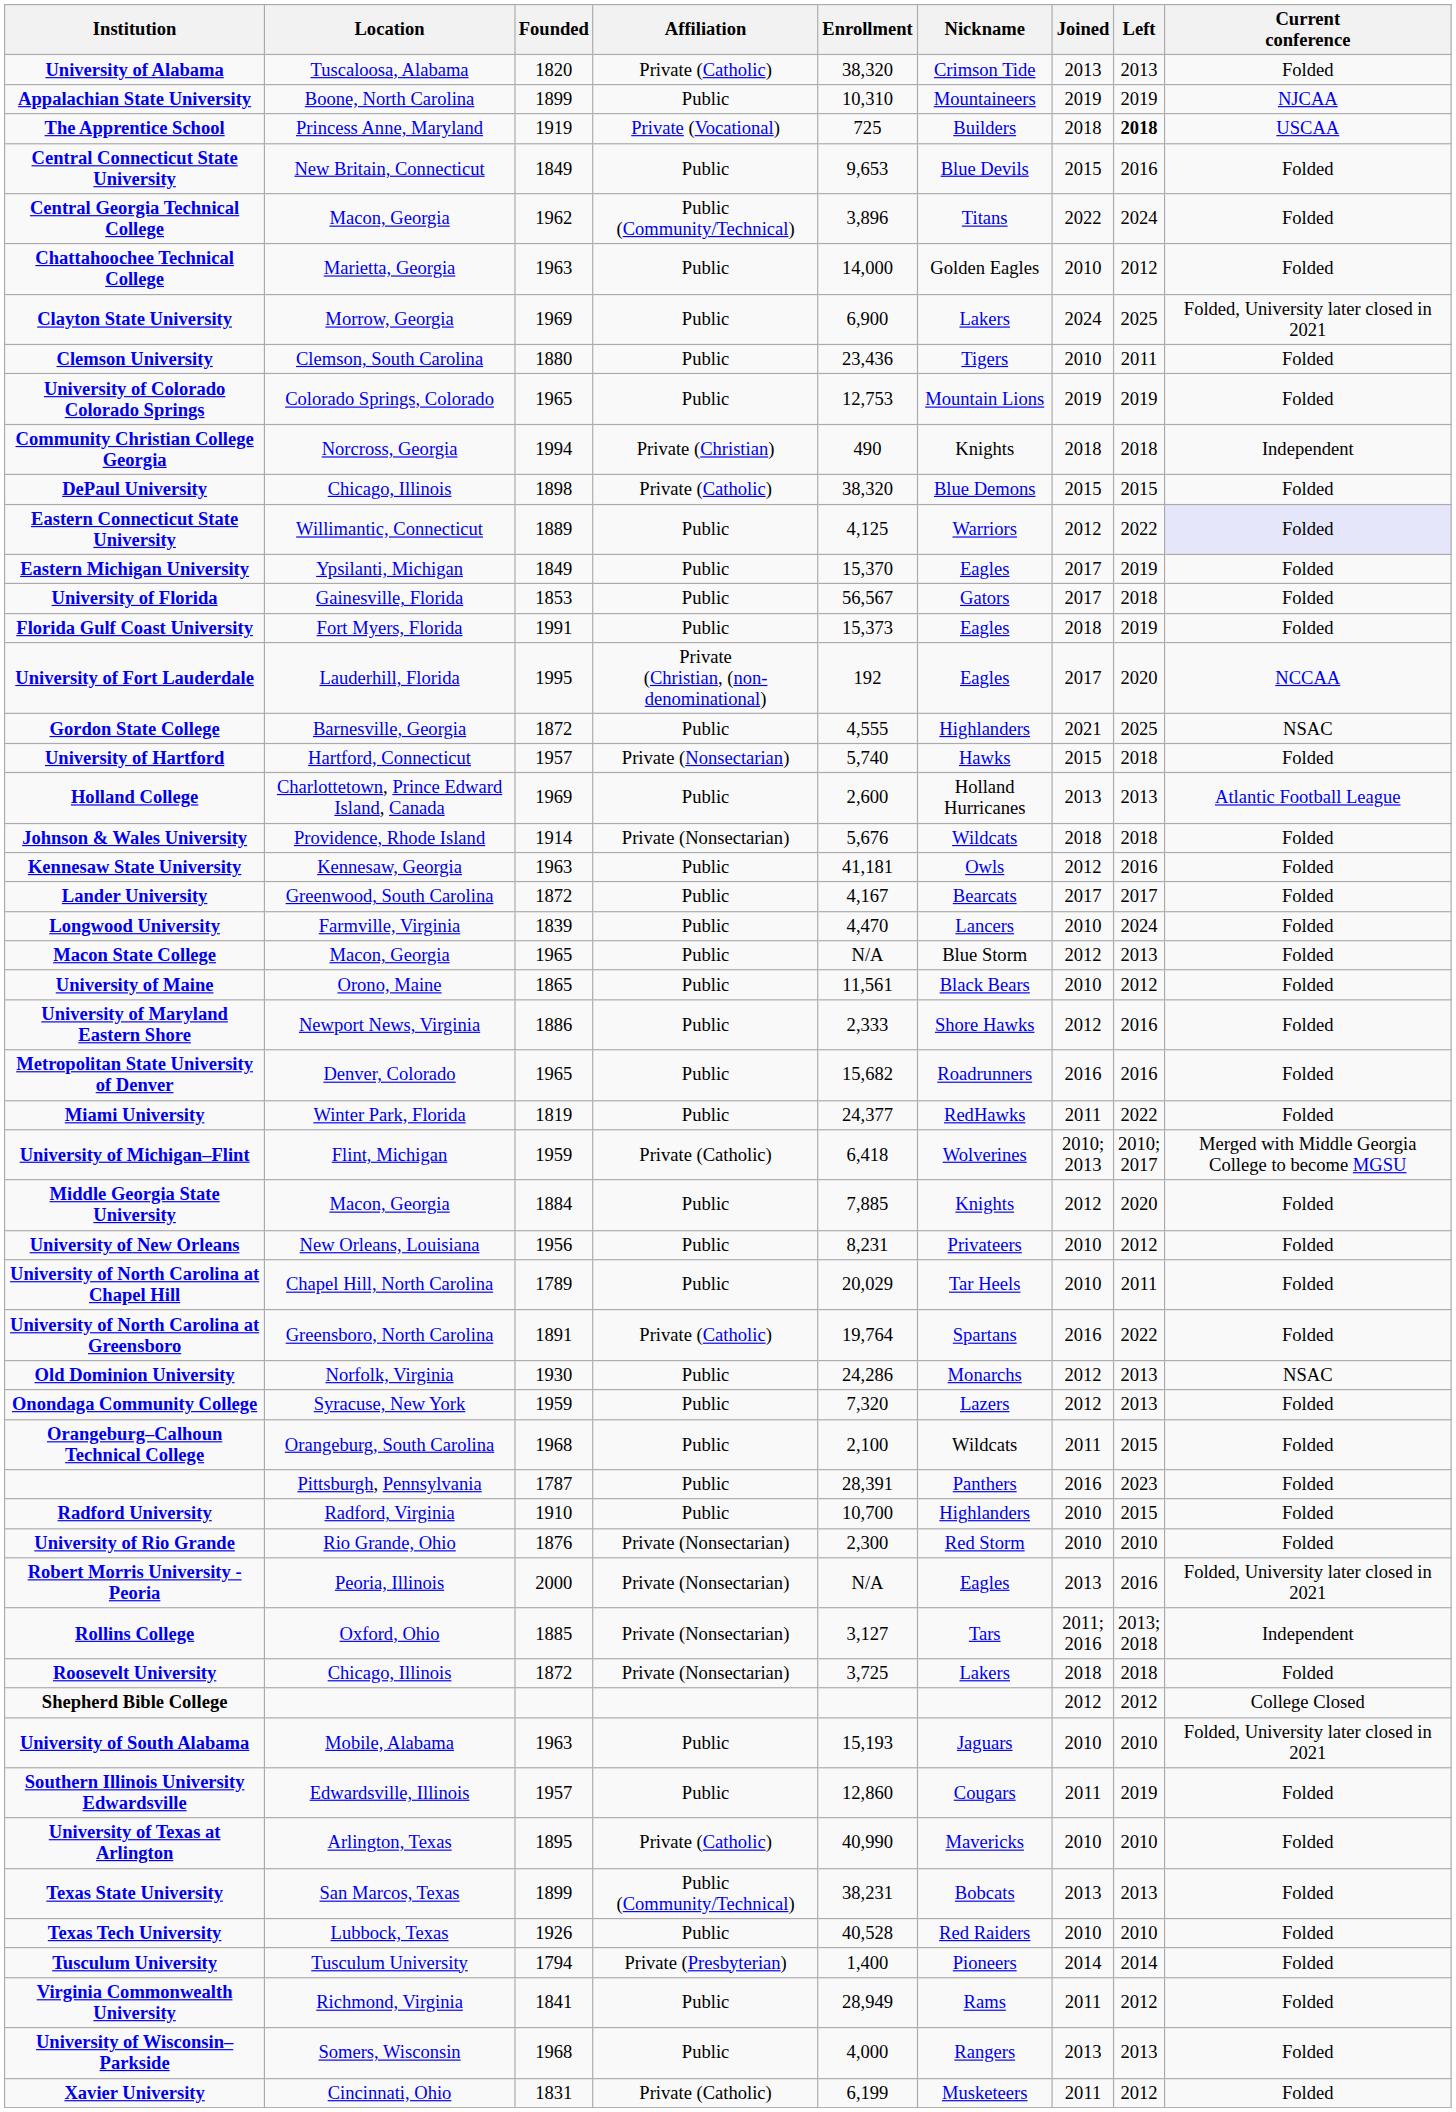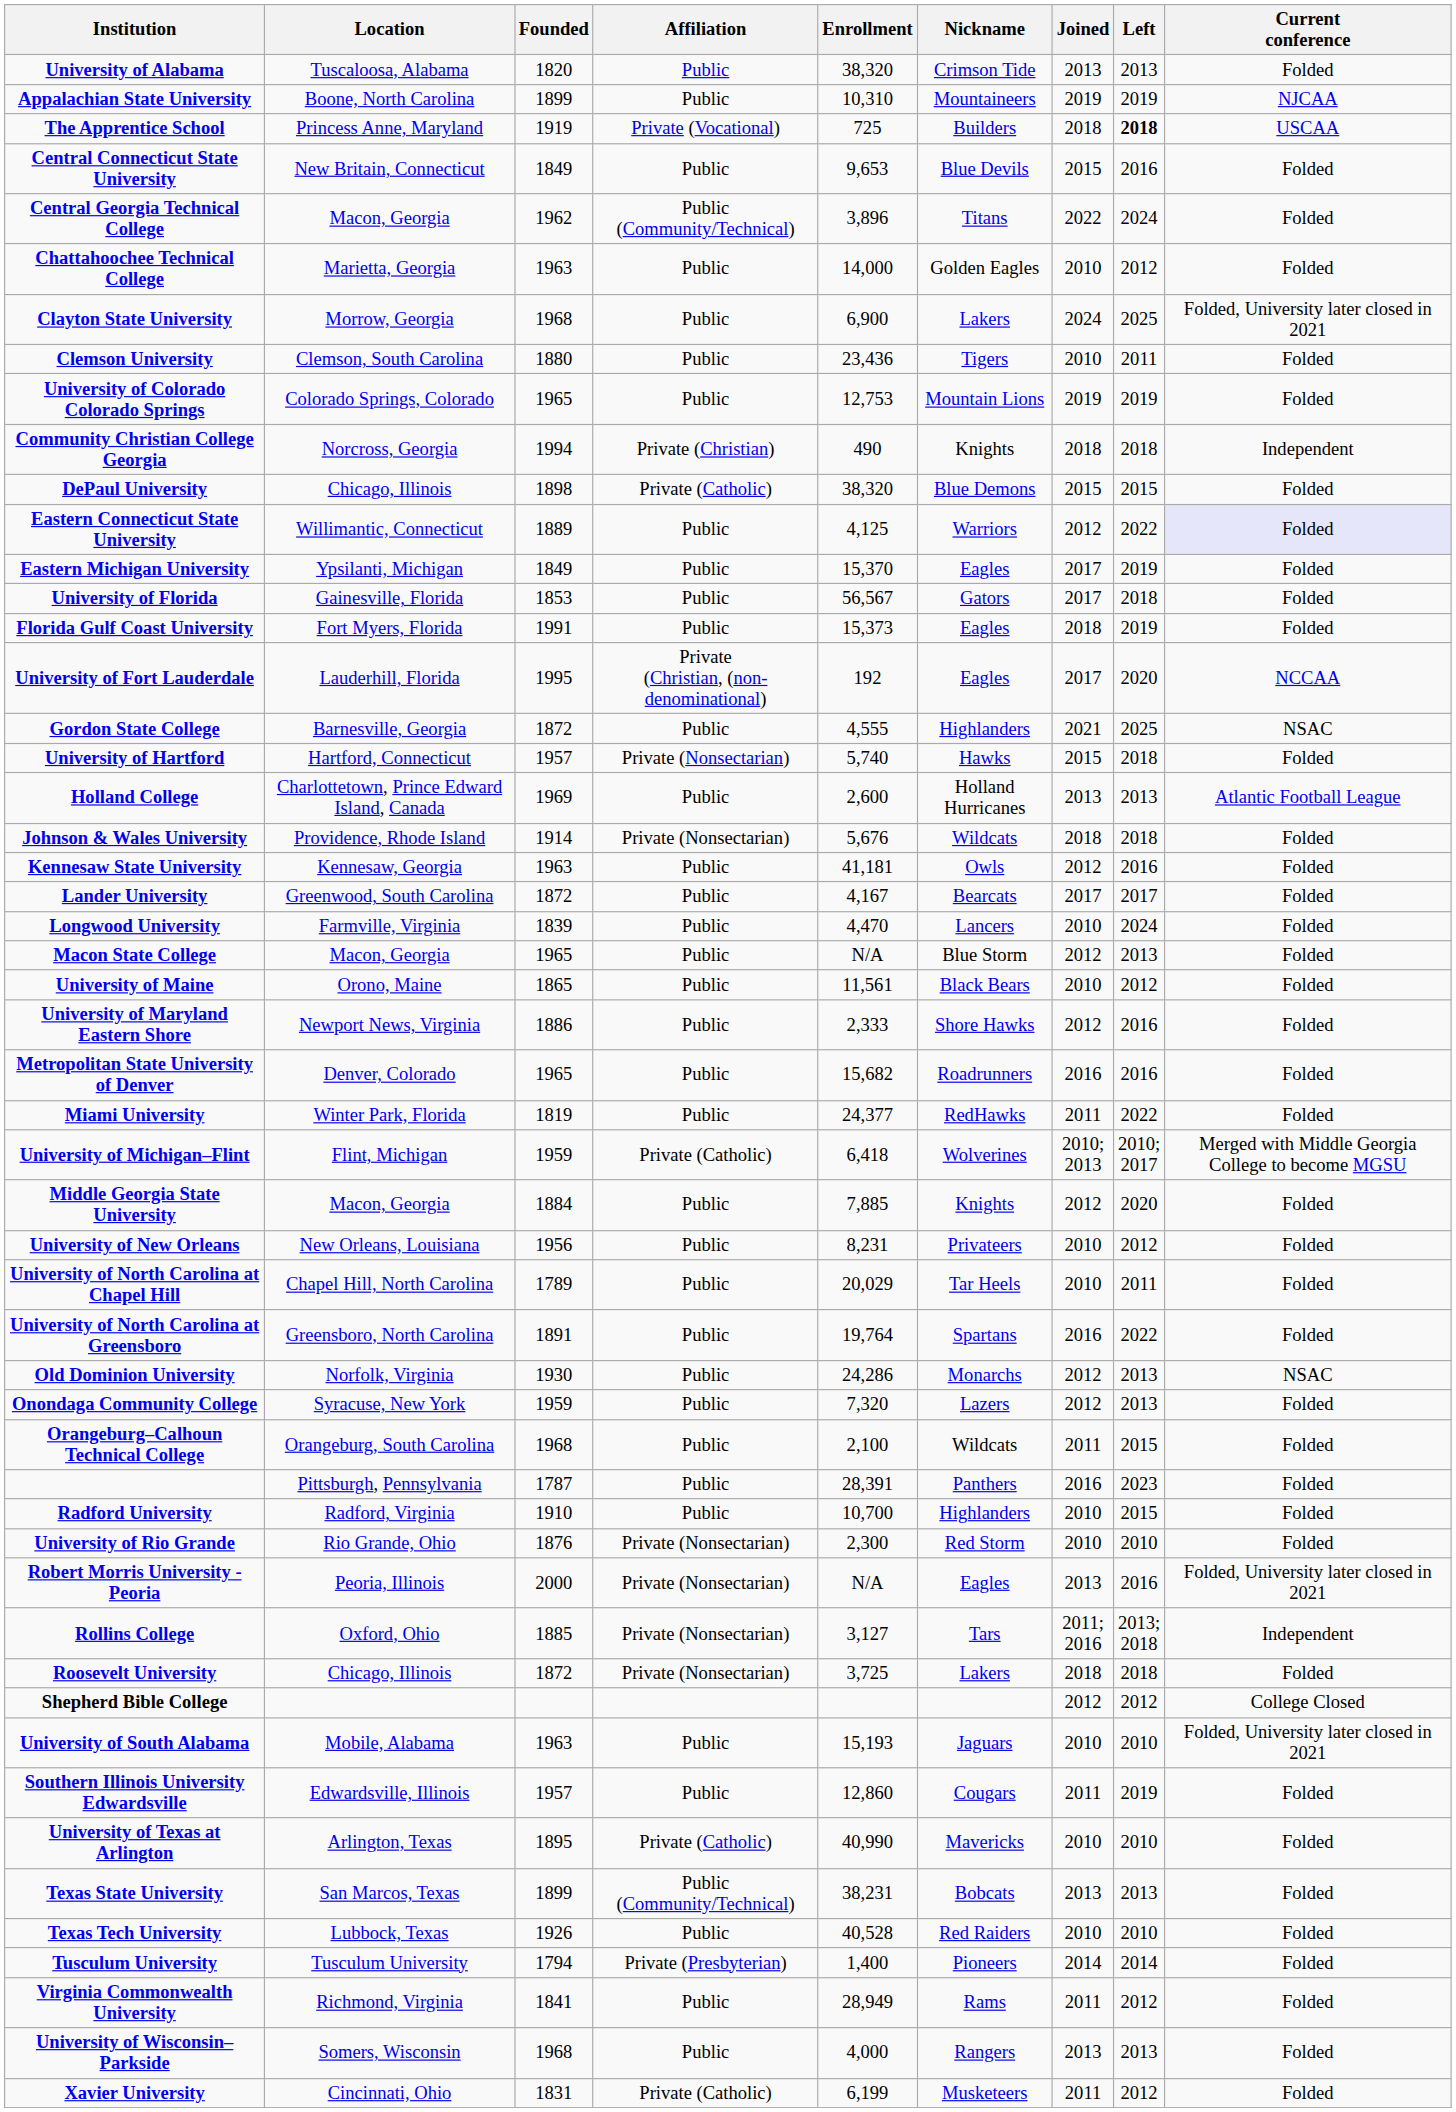(706, 69) Private (Catholic) -> (706, 69) Public
(554, 319) 1969 -> (554, 319) 1968
(706, 1335) Private (Catholic) -> (706, 1335) Public
